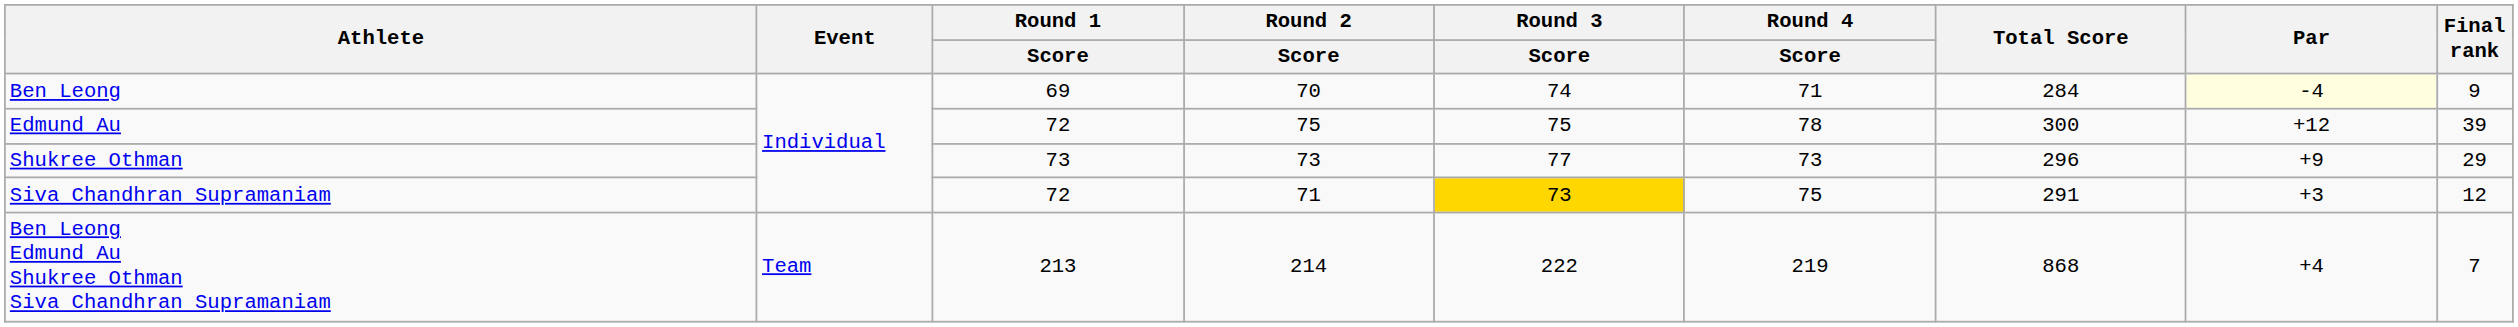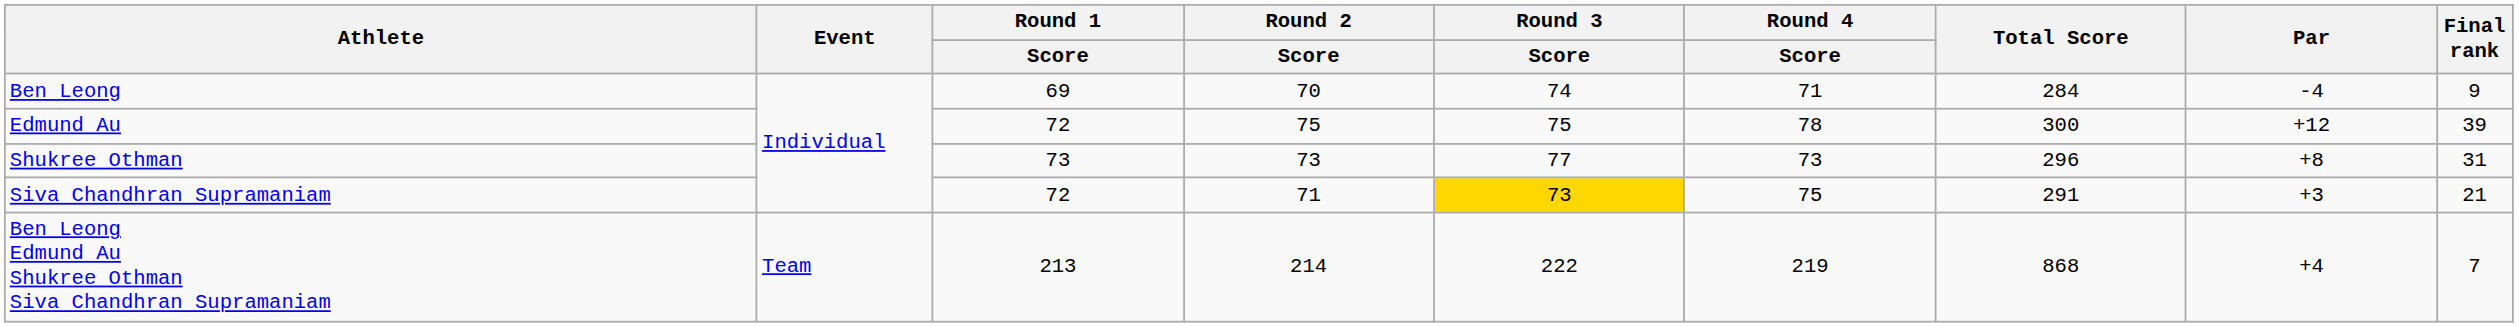(2311, 91) lightyellow background -> (2311, 91) no background
(2311, 160) +9 -> (2311, 160) +8
(2475, 160) 29 -> (2475, 160) 31
(2475, 195) 12 -> (2475, 195) 21
